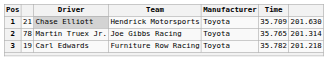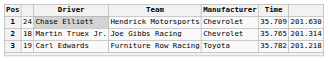(27, 23) 21 -> (27, 23) 24
(217, 23) Toyota -> (223, 23) Chevrolet
(27, 35) 78 -> (27, 35) 18
(217, 35) Toyota -> (223, 35) Chevrolet
